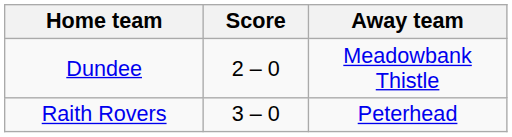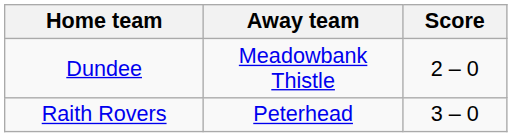columns swapped: (256, 21) <-> (408, 21)
